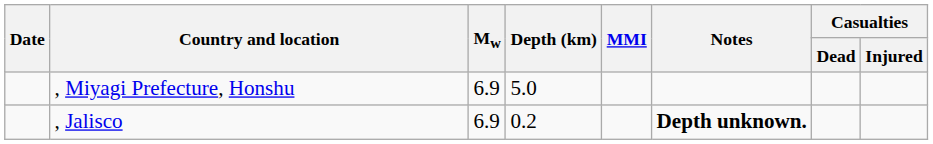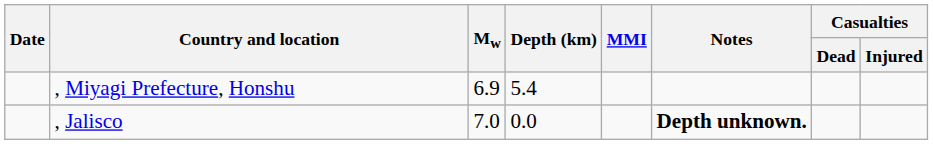(524, 88) 5.0 -> (524, 88) 5.4
(487, 121) 6.9 -> (487, 121) 7.0
(524, 121) 0.2 -> (524, 121) 0.0
